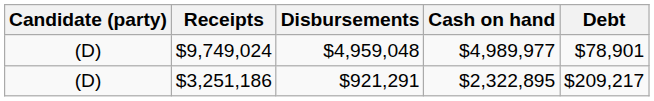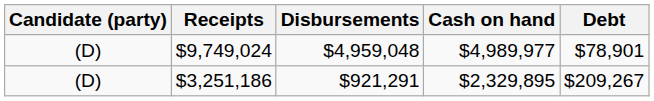(507, 80) $2,322,895 -> (507, 80) $2,329,895
(604, 80) $209,217 -> (604, 80) $209,267
